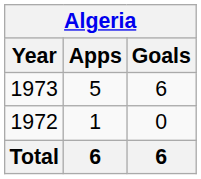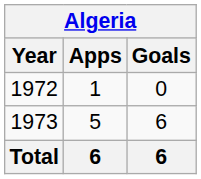rows swapped: (34, 122) <-> (34, 88)
